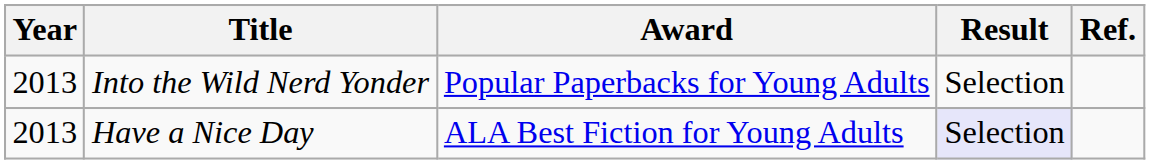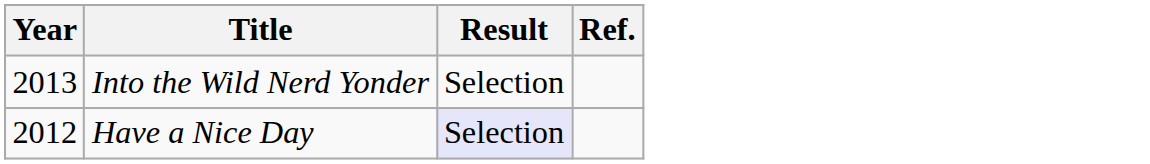- column: (687, 30)
(45, 132) 2013 -> (45, 132) 2012
